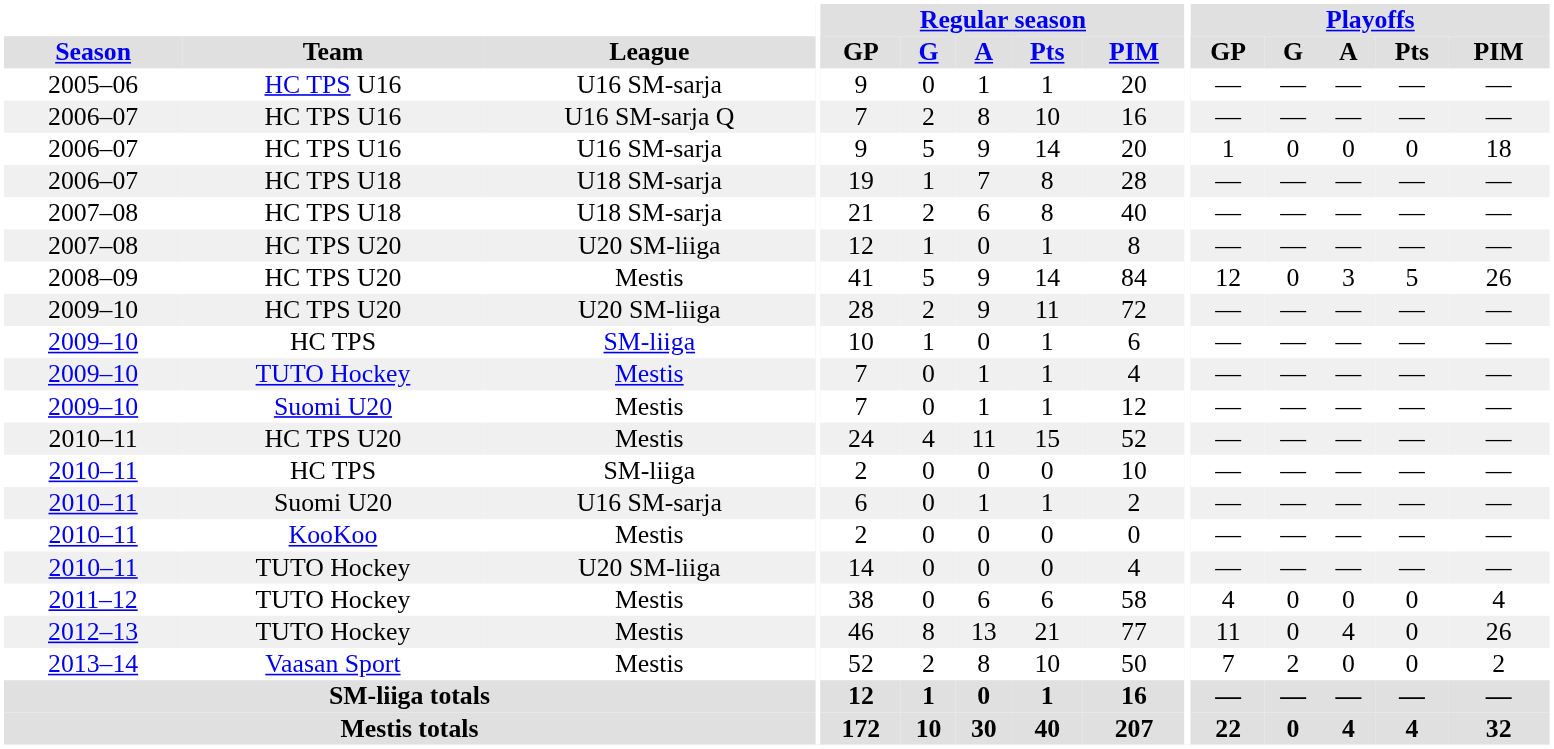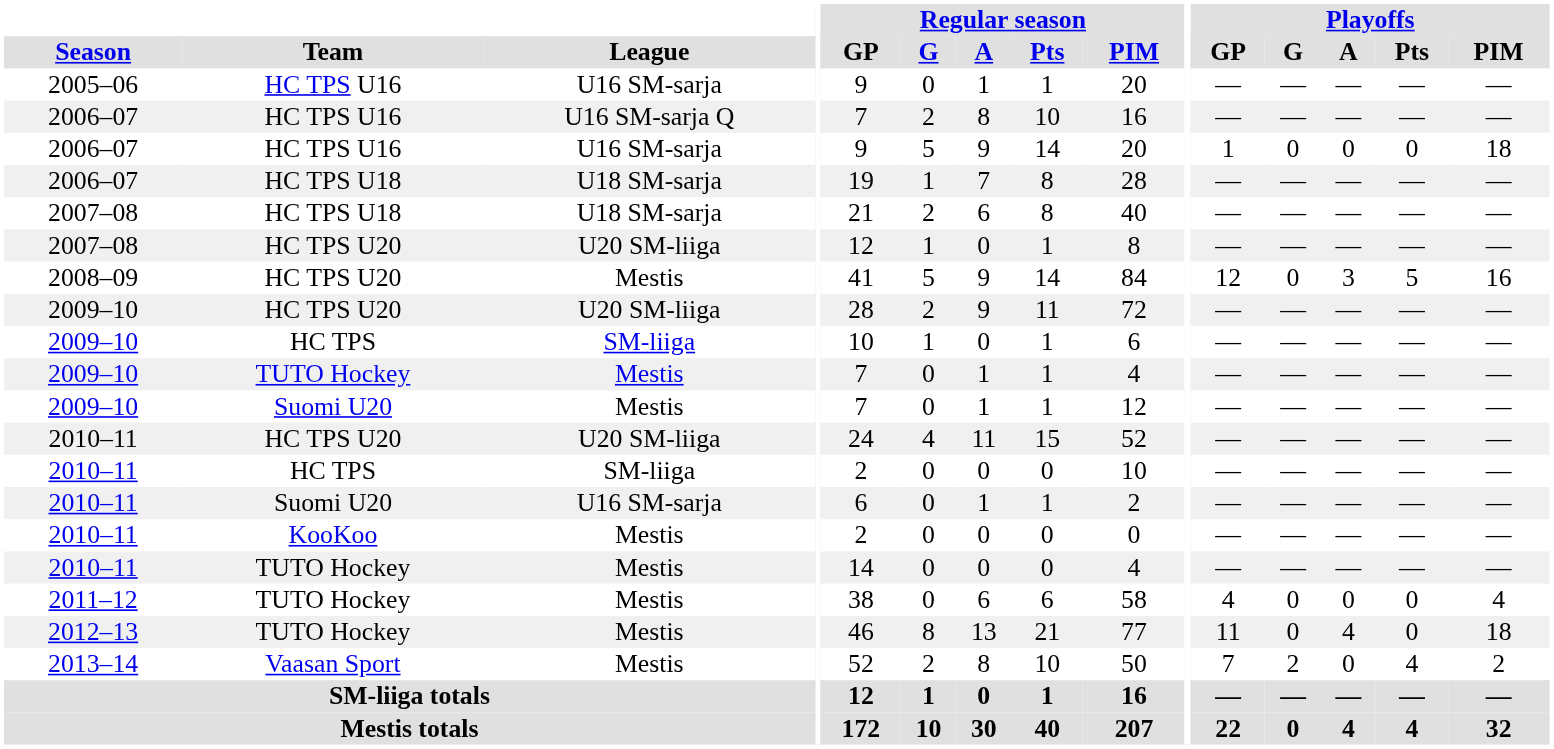(1499, 277) 26 -> (1499, 277) 16
(649, 438) Mestis -> (649, 438) U20 SM-liiga
(649, 567) U20 SM-liiga -> (649, 567) Mestis
(1499, 631) 26 -> (1499, 631) 18
(1412, 663) 0 -> (1412, 663) 4
